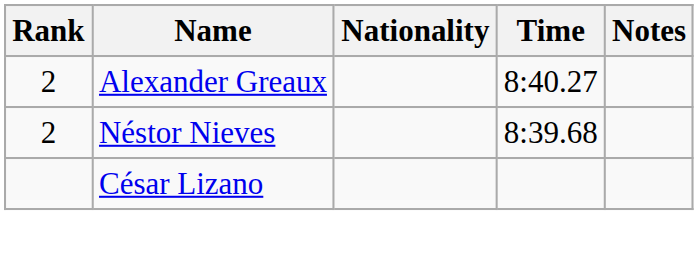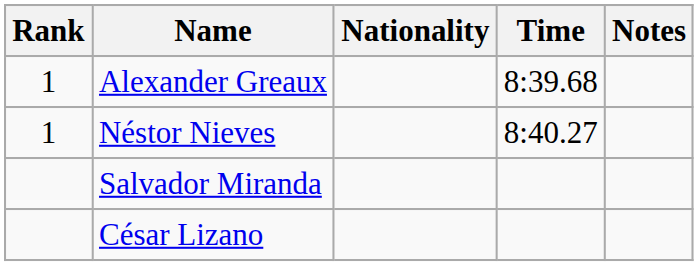(48, 81) 2 -> (48, 81) 1
(551, 81) 8:40.27 -> (551, 81) 8:39.68
(48, 132) 2 -> (48, 132) 1
(551, 132) 8:39.68 -> (551, 132) 8:40.27
+ row: (210, 183)
